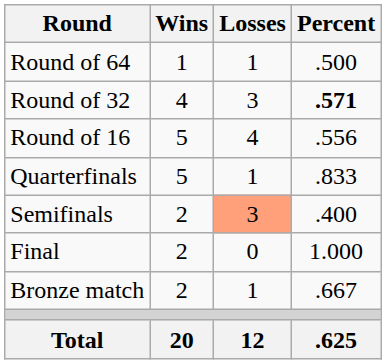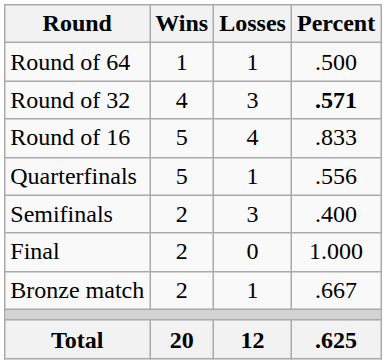(336, 137) .556 -> (336, 137) .833
(336, 175) .833 -> (336, 175) .556
(253, 213) lightsalmon background -> (253, 213) no background
